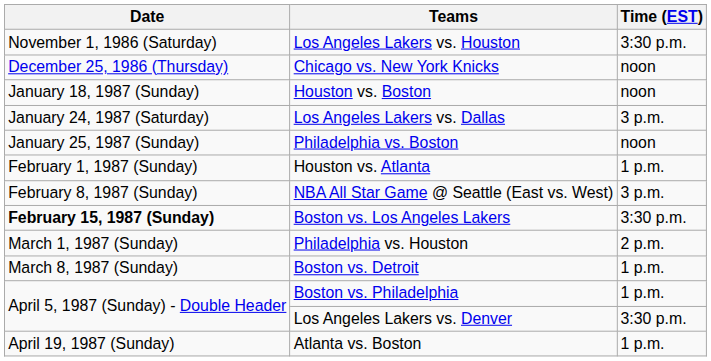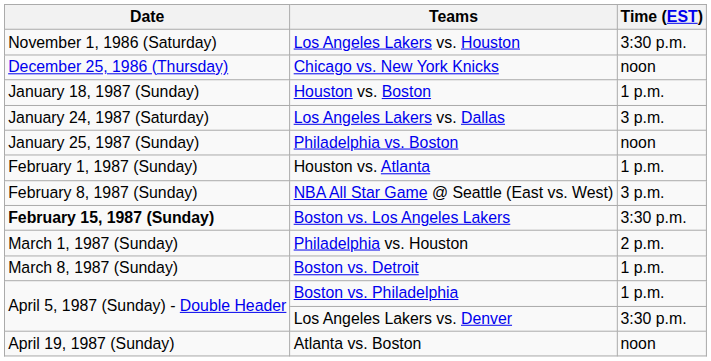(638, 92) noon -> (643, 92) 1 p.m.
(643, 343) 1 p.m. -> (638, 343) noon
